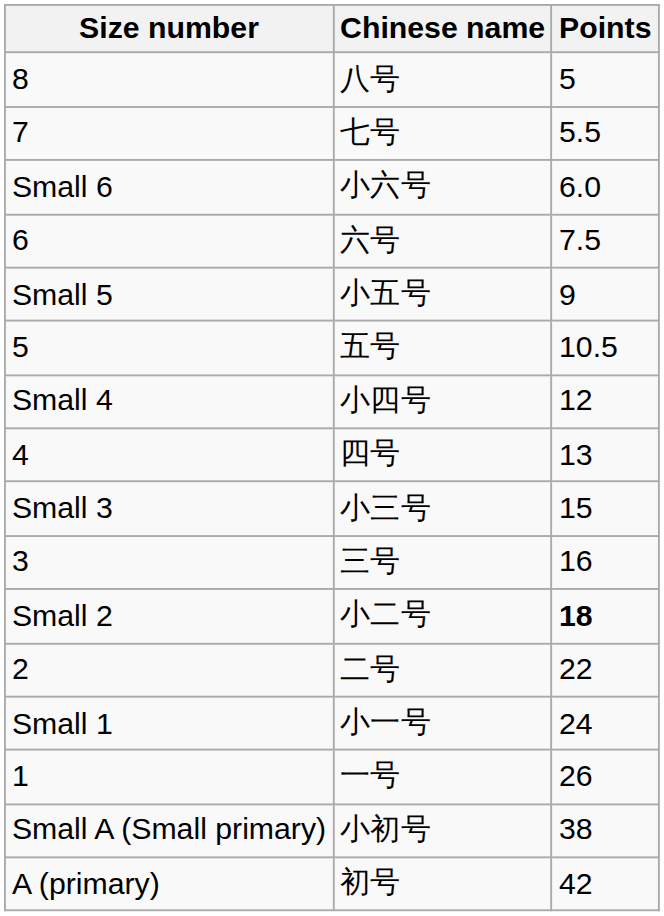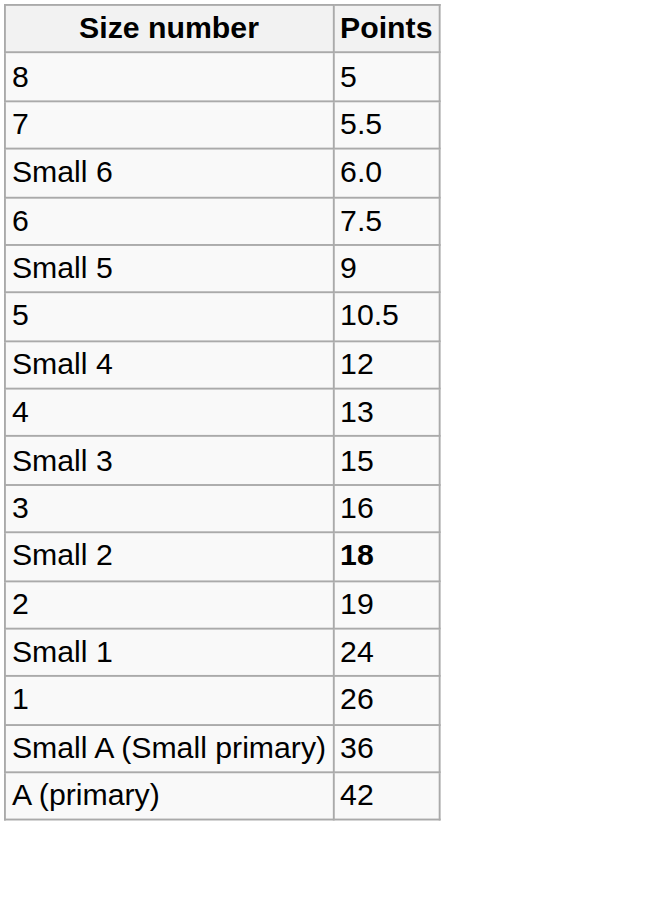- column: (443, 28)
(576, 669) 22 -> (357, 603) 19
(576, 830) 38 -> (357, 747) 36
